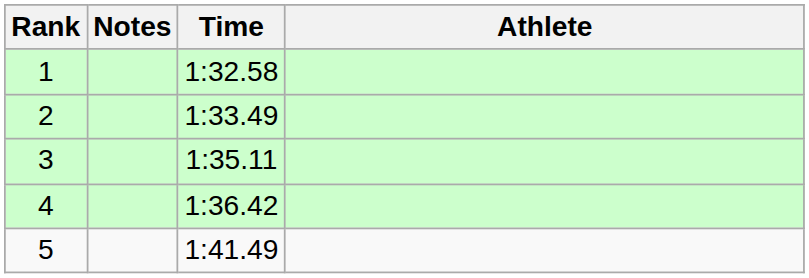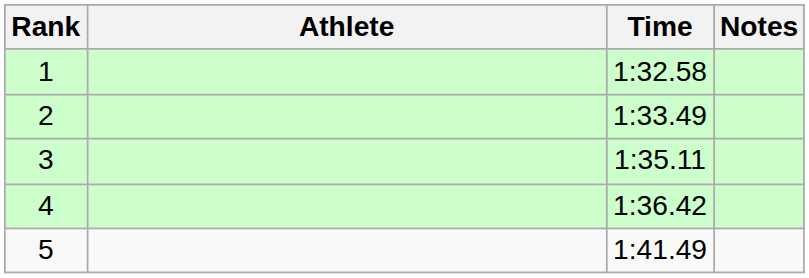columns swapped: (545, 26) <-> (132, 26)
